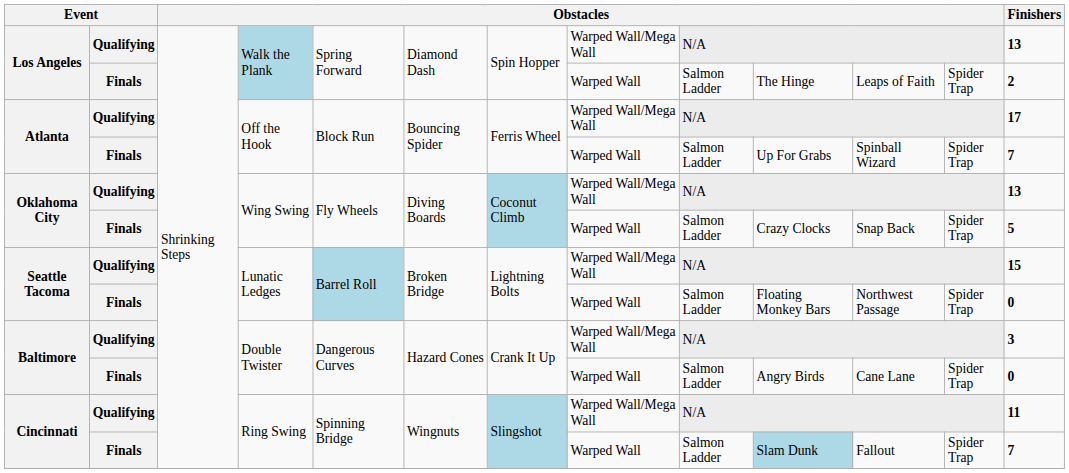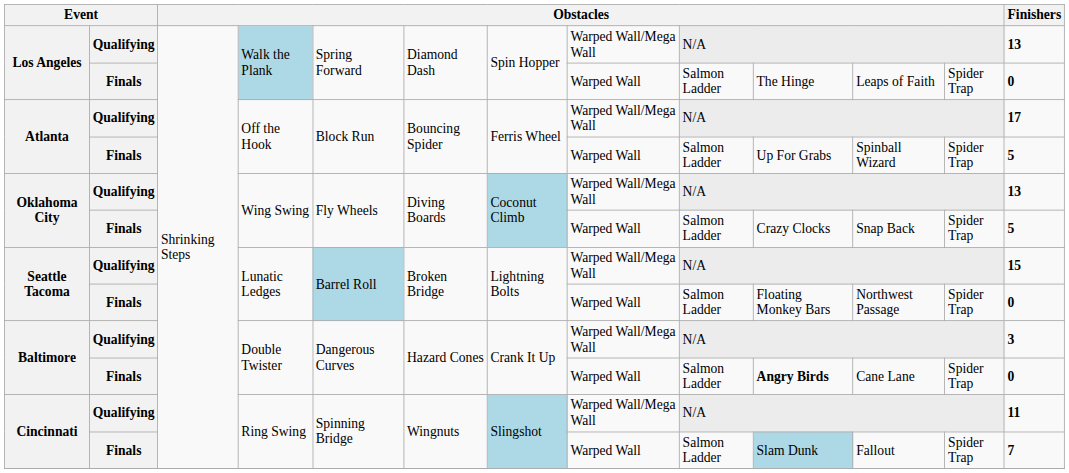(1011, 81) 2 -> (1011, 81) 0
(1011, 155) 7 -> (1011, 155) 5
(790, 376) normal -> (793, 376) bold
